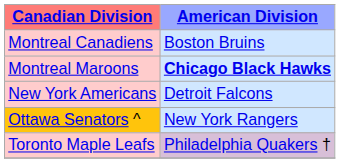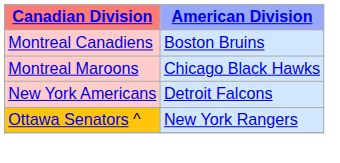(247, 68) bold -> (242, 68) normal
- row: (81, 145)
